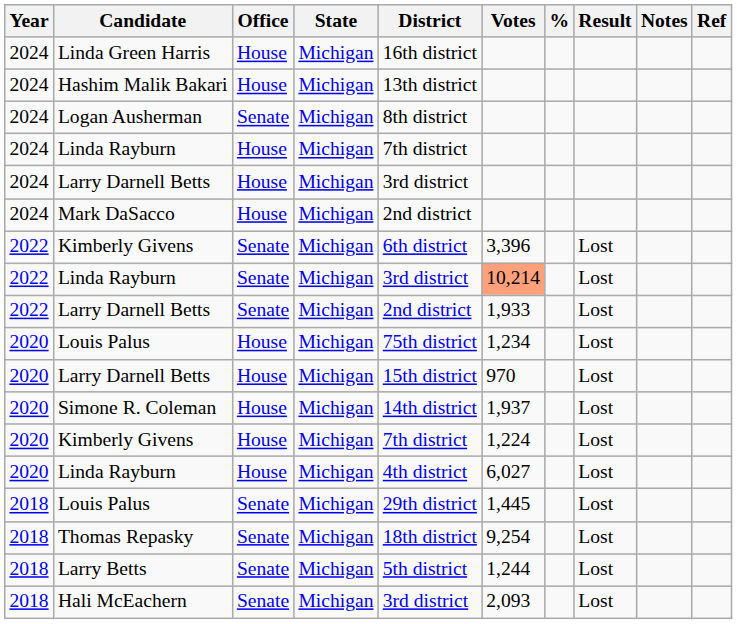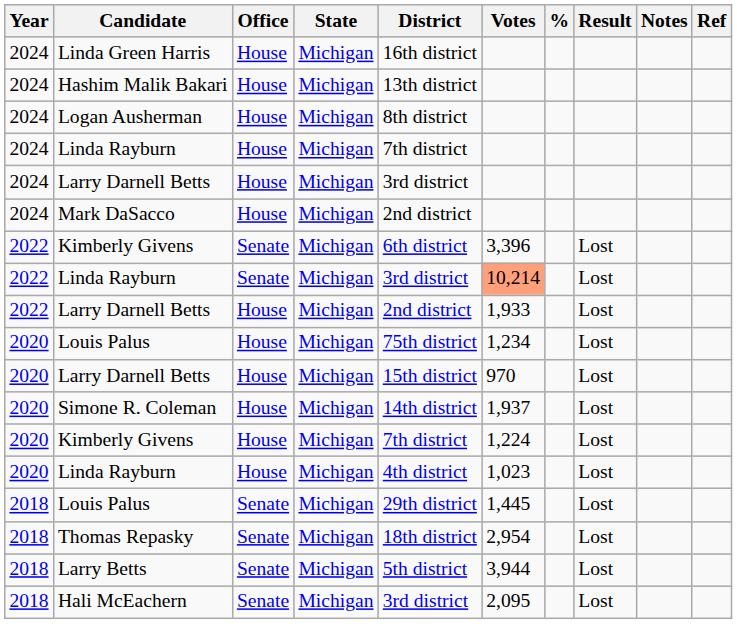(263, 117) Senate -> (262, 117) House
(263, 310) Senate -> (262, 310) House
(508, 472) 6,027 -> (508, 472) 1,023
(508, 536) 9,254 -> (508, 536) 2,954
(508, 569) 1,244 -> (508, 569) 3,944
(508, 601) 2,093 -> (508, 601) 2,095
